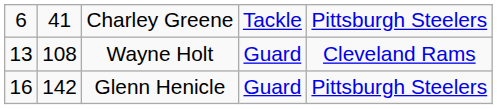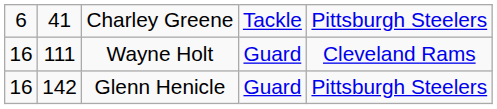(21, 53) 13 -> (21, 53) 16
(60, 53) 108 -> (60, 53) 111
